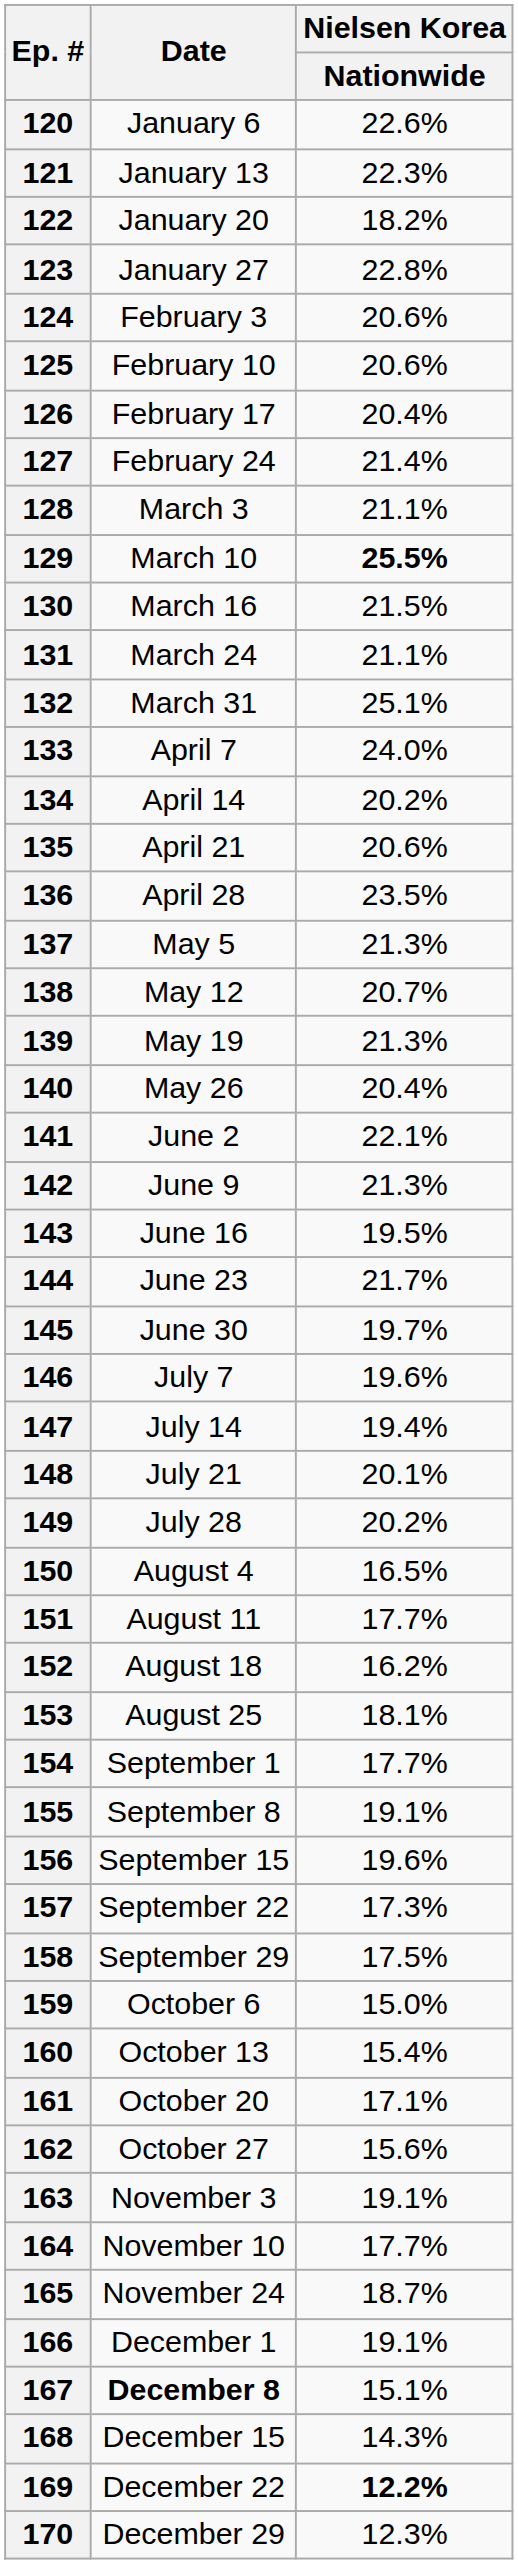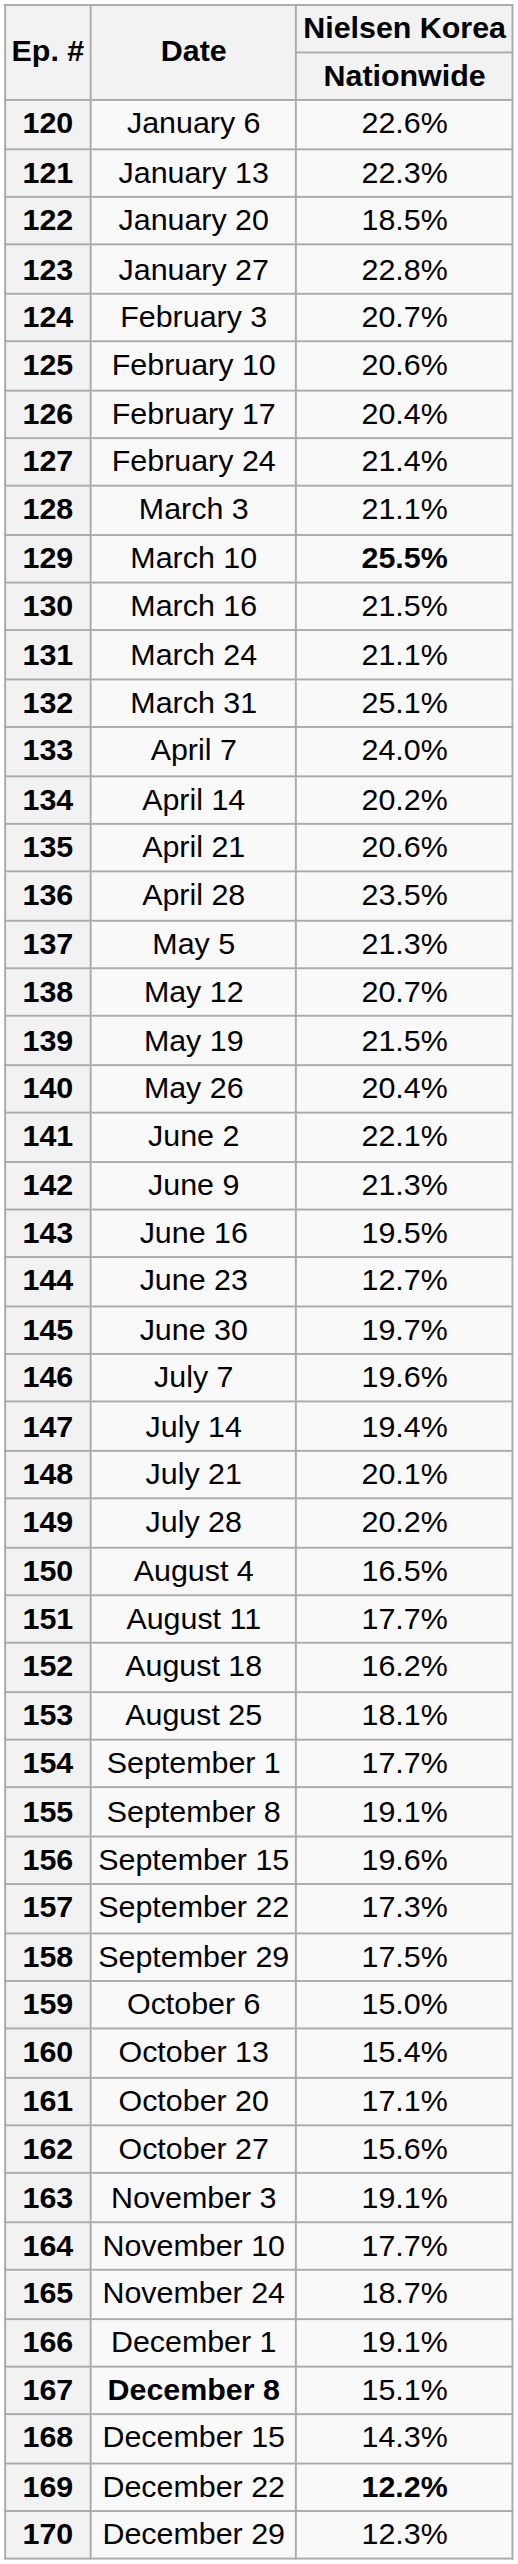(405, 220) 18.2% -> (405, 220) 18.5%
(405, 316) 20.6% -> (405, 316) 20.7%
(405, 1040) 21.3% -> (405, 1040) 21.5%
(405, 1281) 21.7% -> (405, 1281) 12.7%
